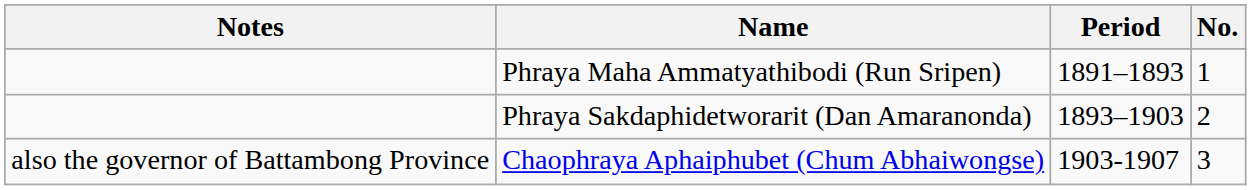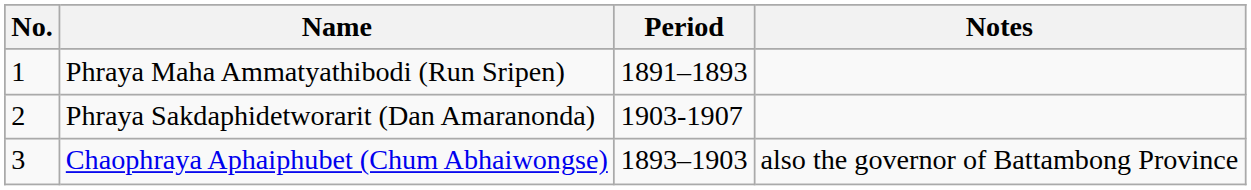columns swapped: (1218, 26) <-> (250, 26)
(1121, 116) 1893–1903 -> (682, 116) 1903-1907
(1118, 160) 1903-1907 -> (684, 160) 1893–1903
